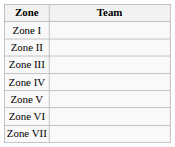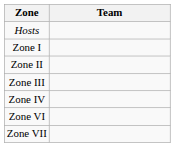+ row: (27, 30)
- row: (27, 99)
